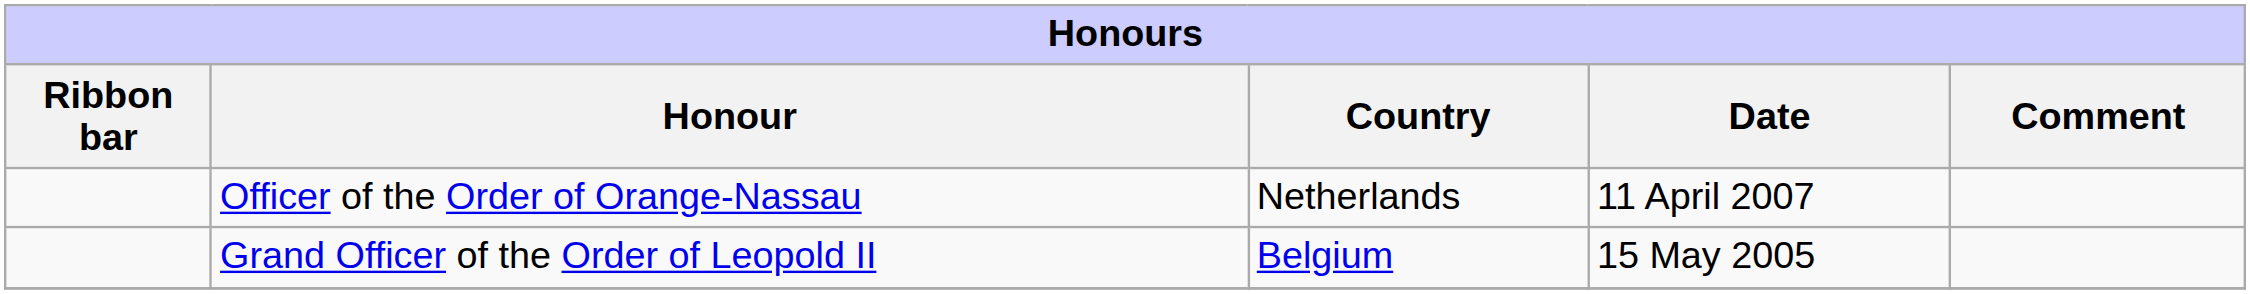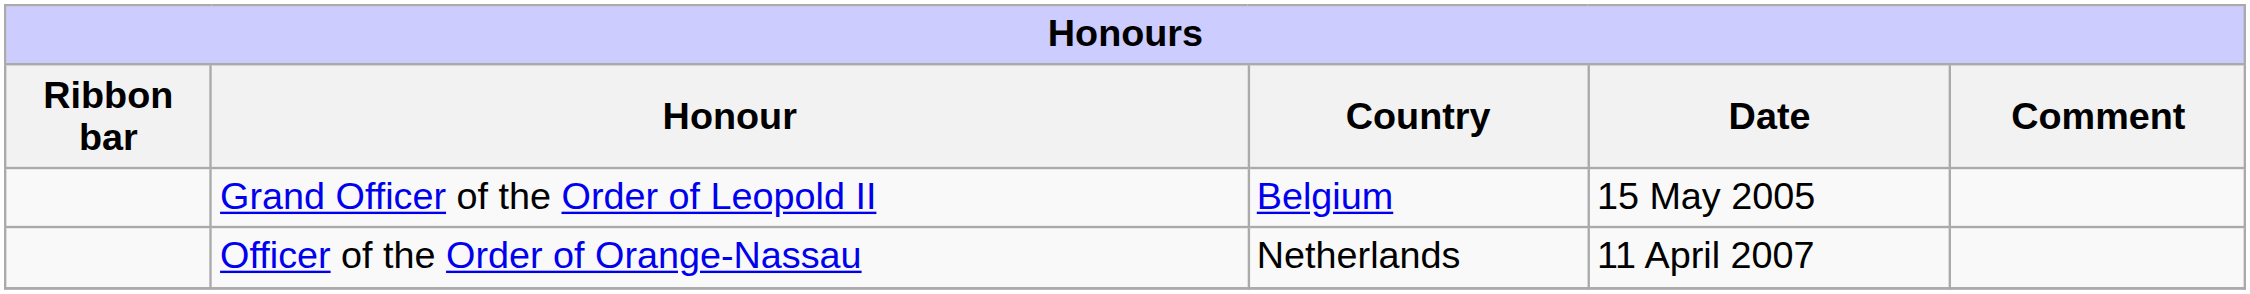rows swapped: (548, 256) <-> (541, 196)
